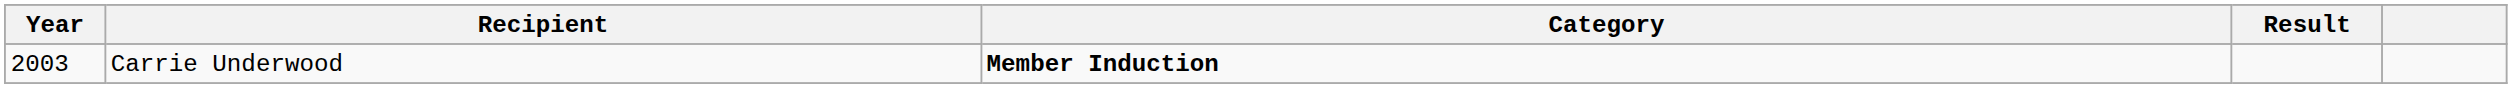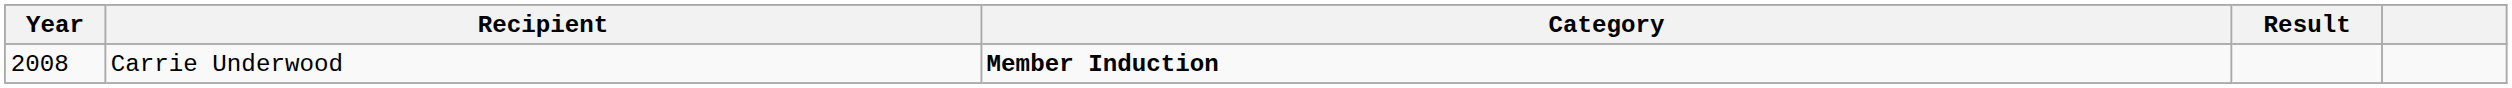(40, 64) 2003 -> (40, 64) 2008
